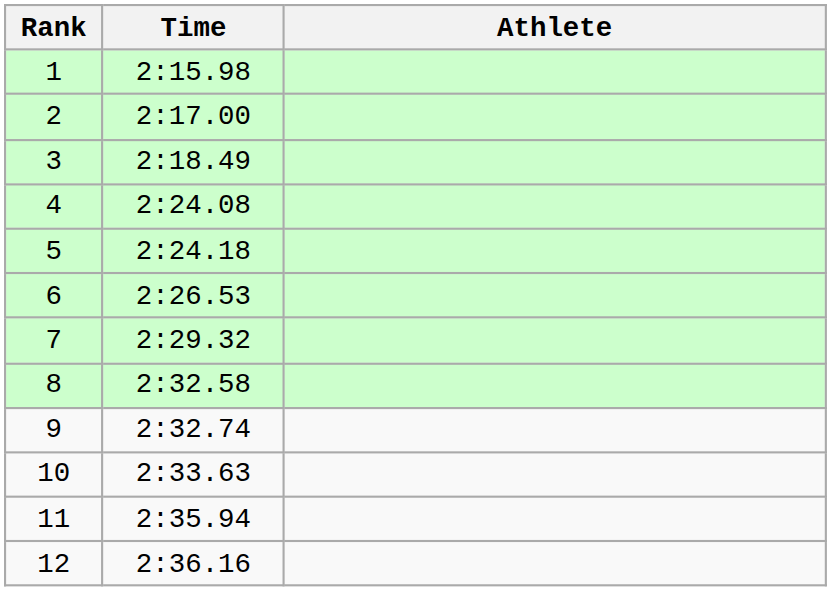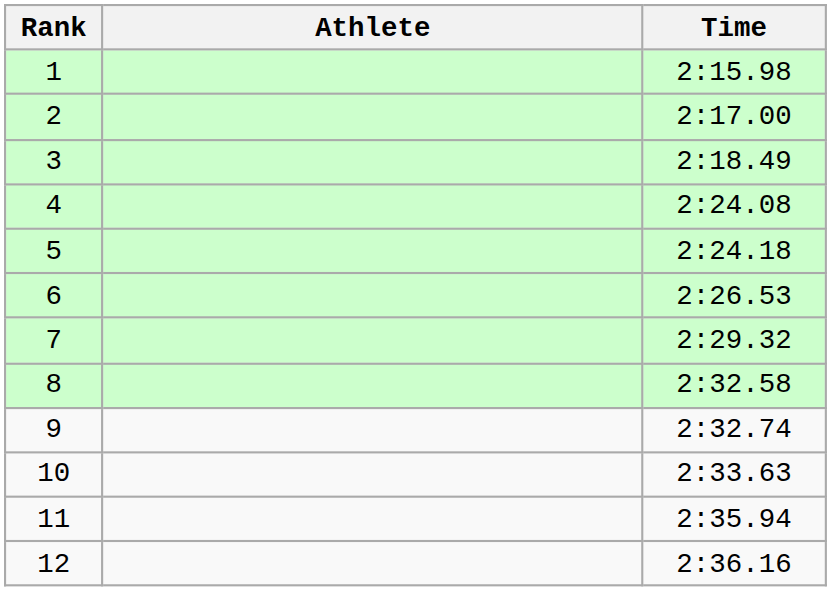columns swapped: (555, 27) <-> (193, 27)
